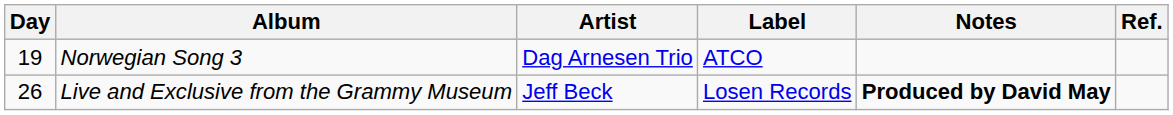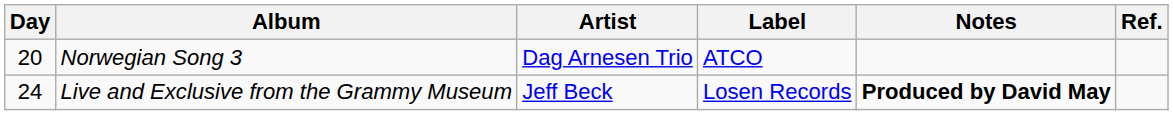(30, 57) 19 -> (30, 57) 20
(30, 92) 26 -> (30, 92) 24
